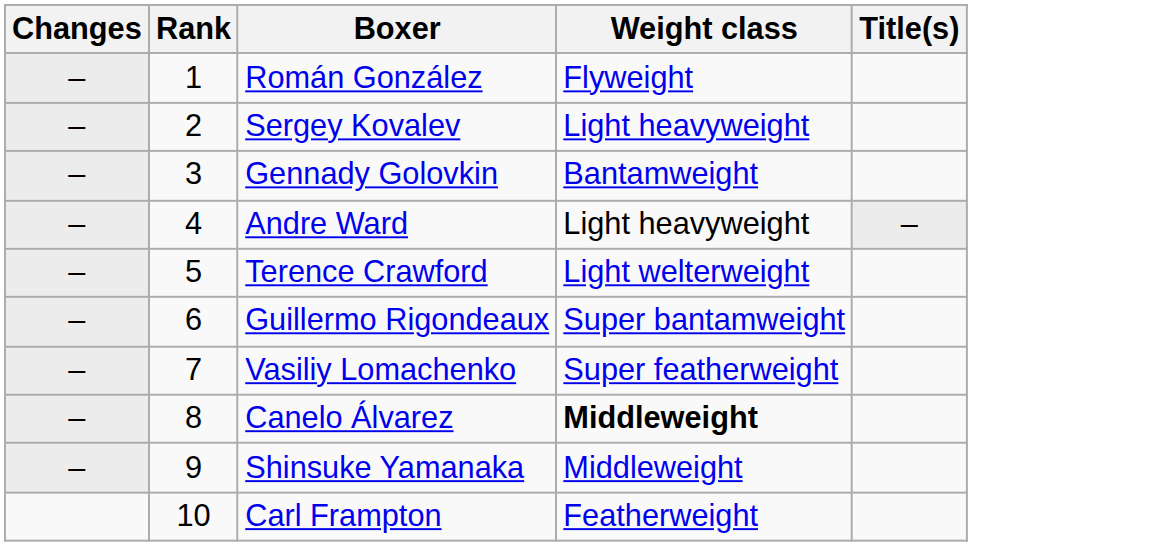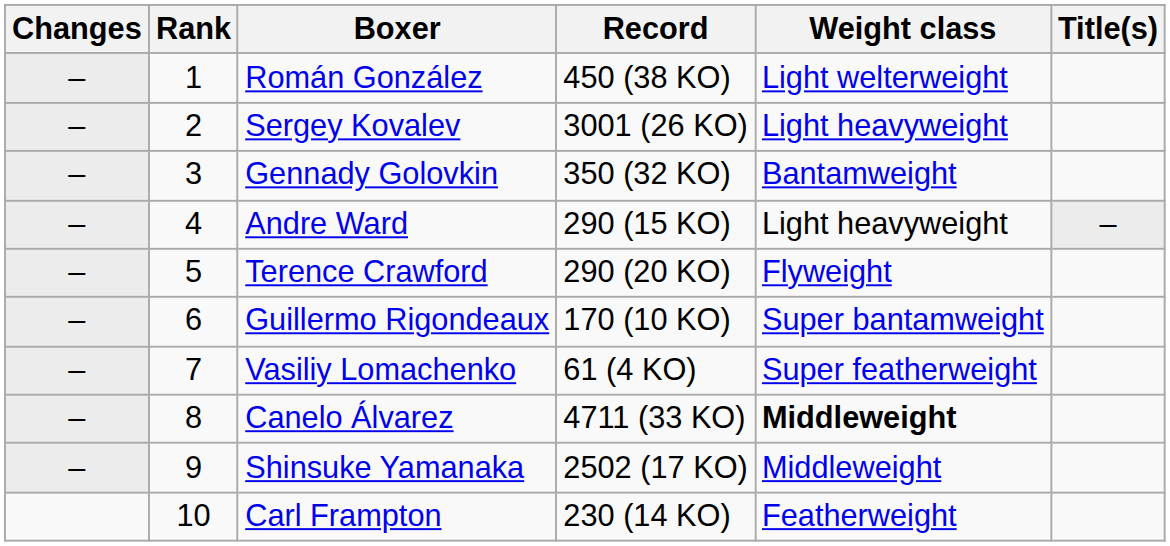+ column: (656, 28)
(628, 77) Flyweight -> (885, 77) Light welterweight
(686, 272) Light welterweight -> (827, 272) Flyweight
